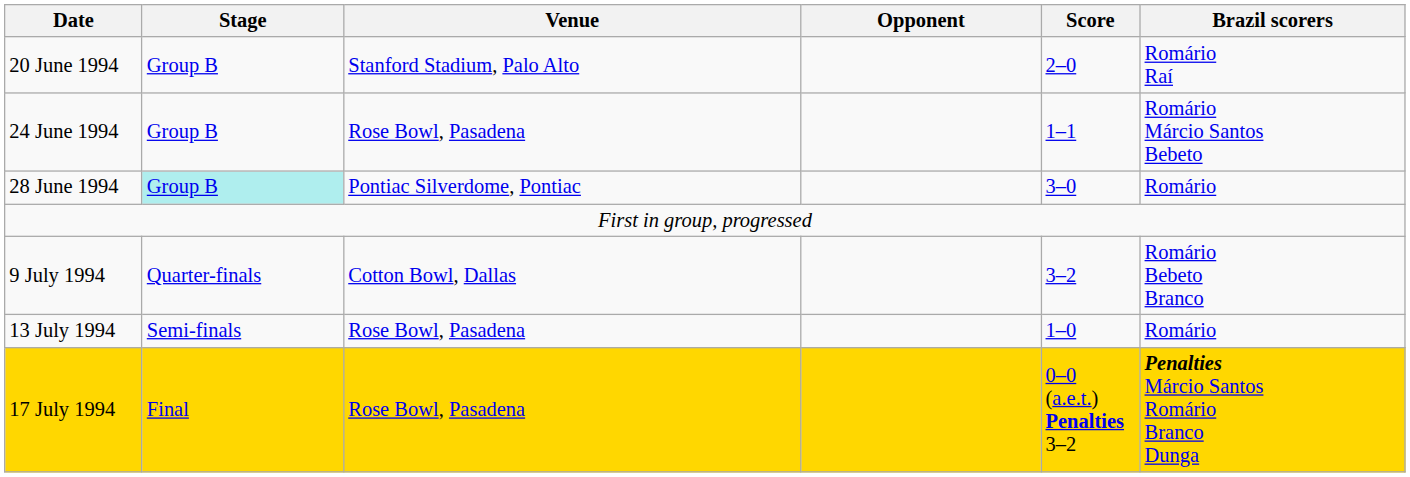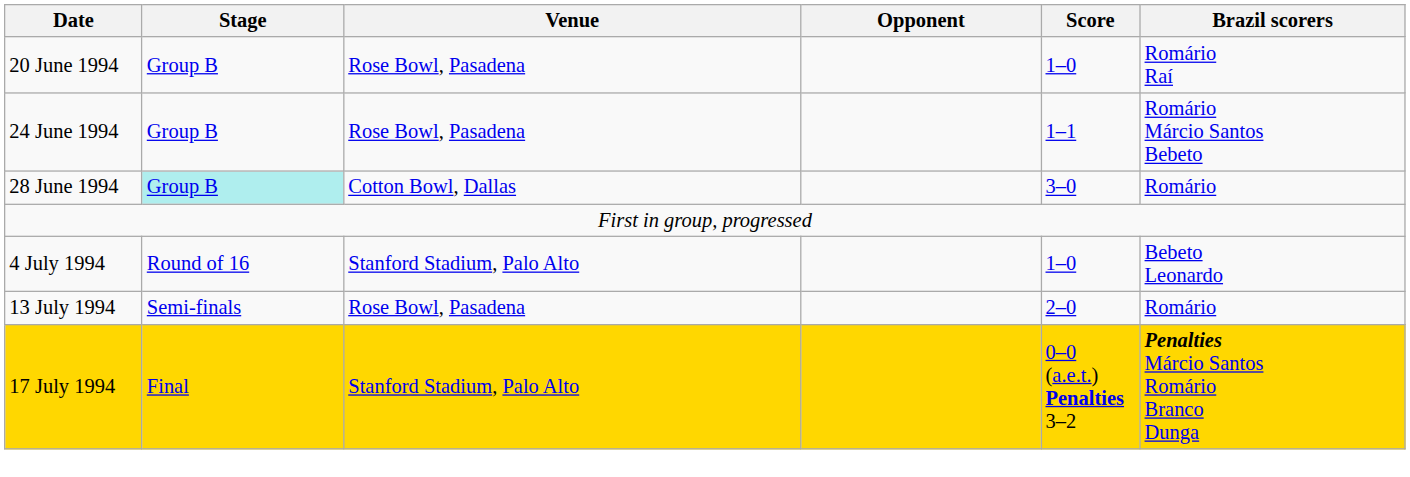(464, 64) Stanford Stadium, Palo Alto -> (437, 64) Rose Bowl, Pasadena
(1061, 64) 2–0 -> (1061, 64) 1–0
(465, 187) Pontiac Silverdome, Pontiac -> (432, 187) Cotton Bowl, Dallas
+ row: (57, 263)
- row: (57, 275)
(1061, 330) 1–0 -> (1061, 307) 2–0
(437, 409) Rose Bowl, Pasadena -> (464, 386) Stanford Stadium, Palo Alto
